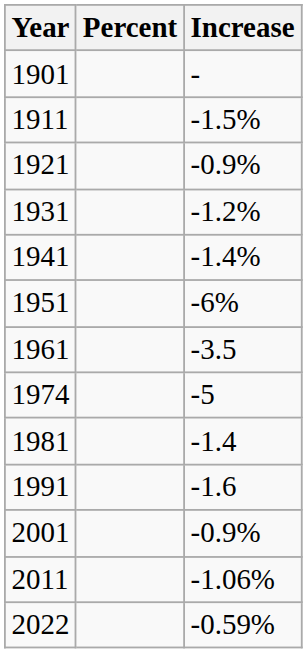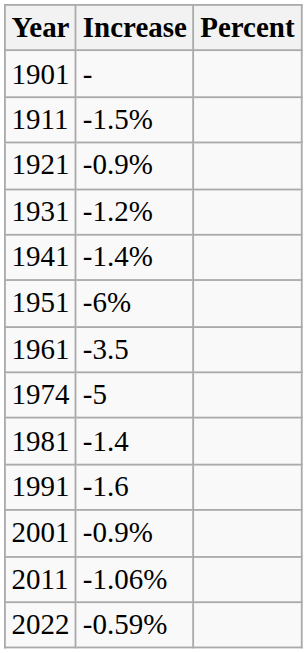columns swapped: (130, 27) <-> (243, 27)
